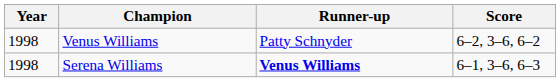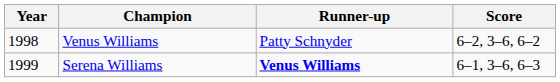(23, 64) 1998 -> (23, 64) 1999
